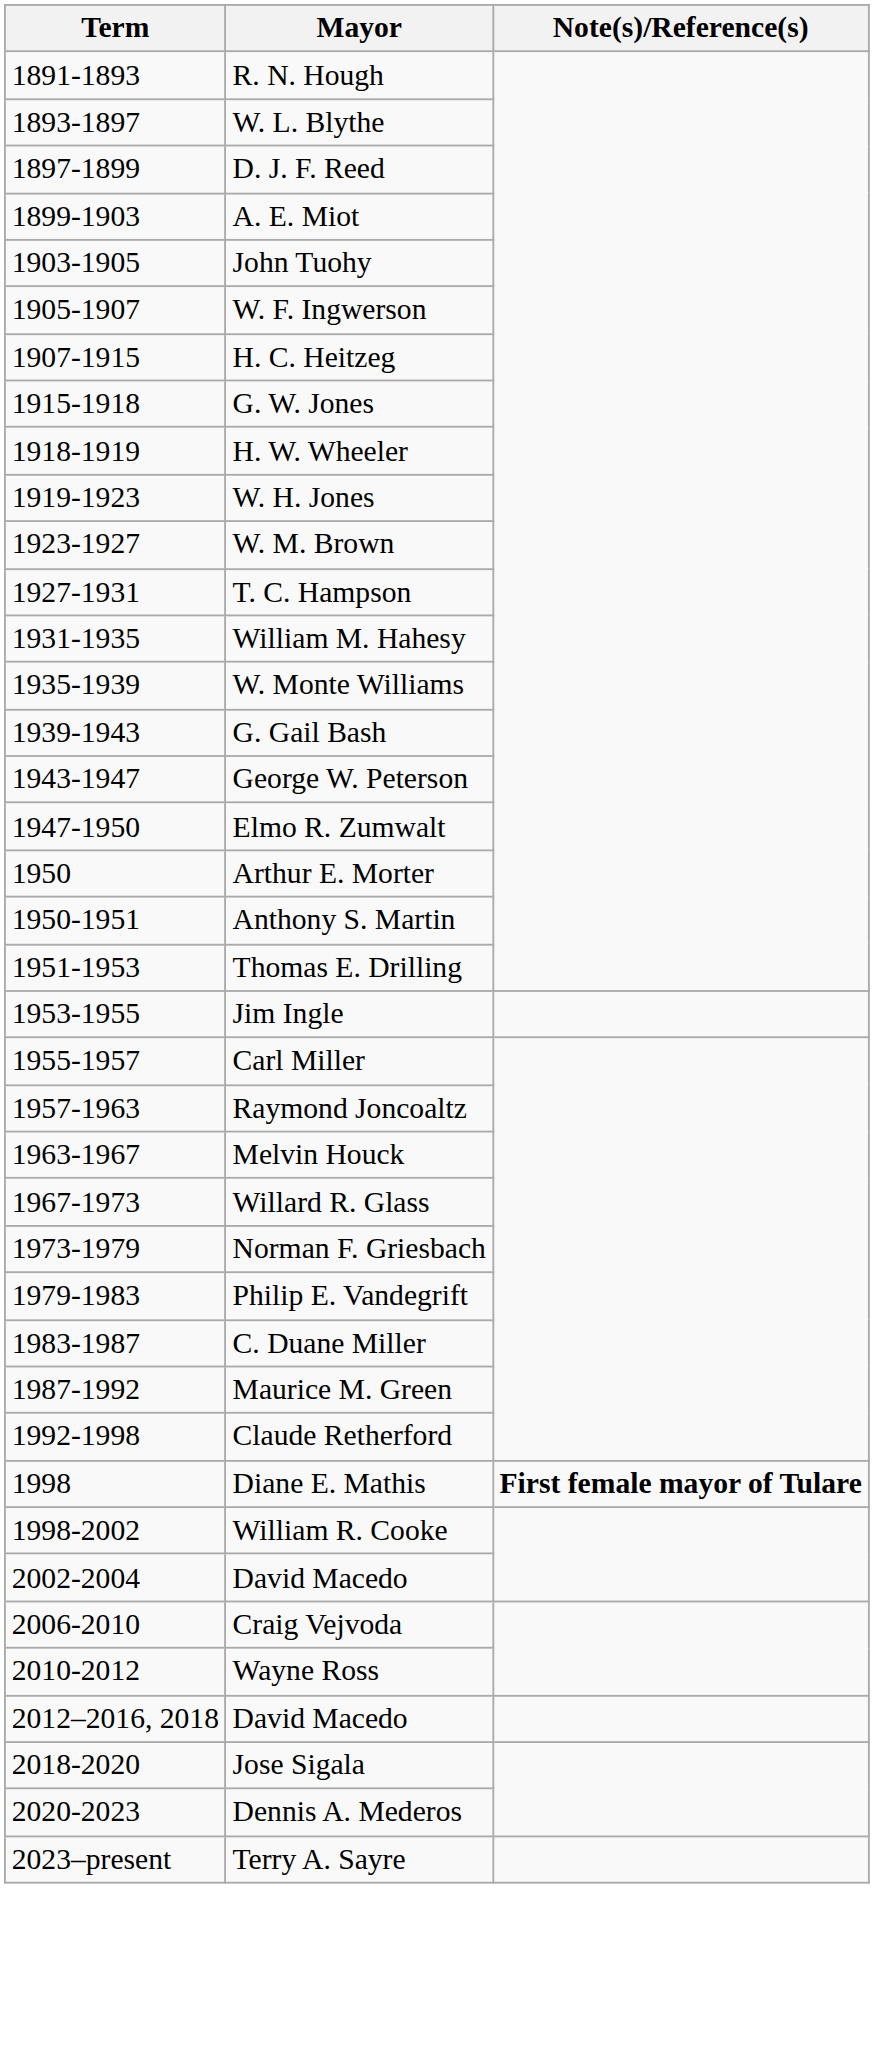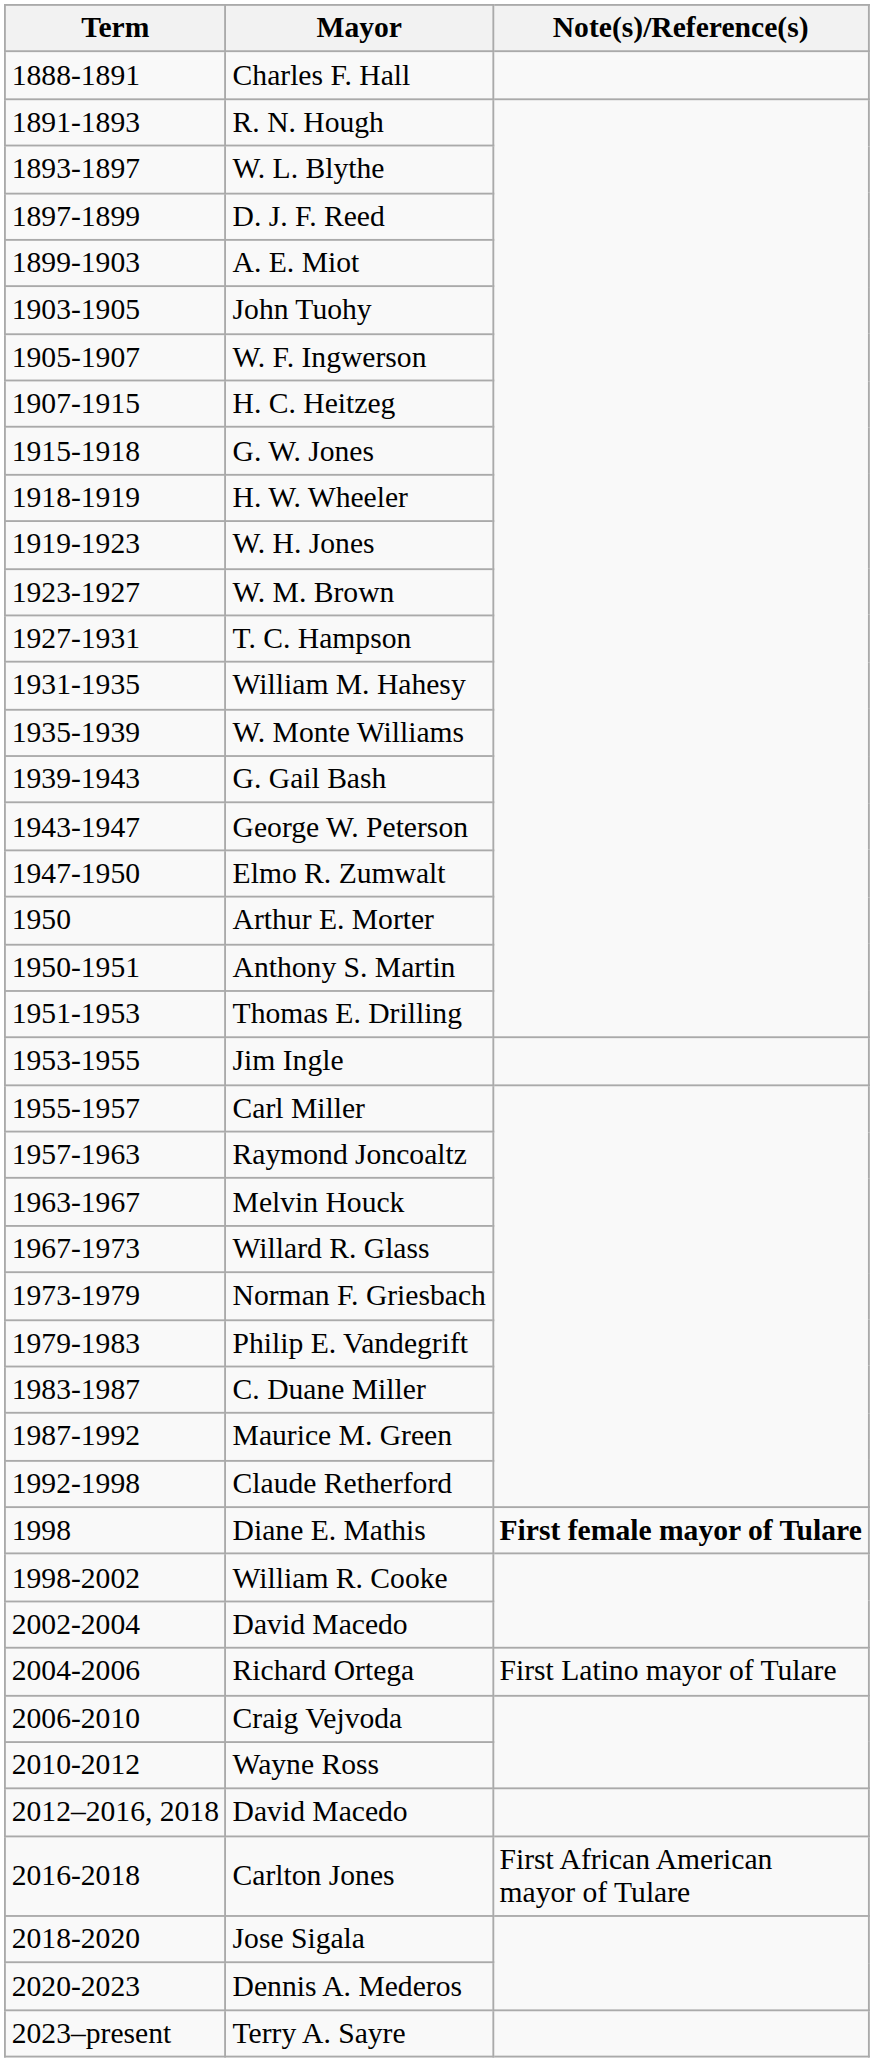+ row: (76, 74)
+ row: (76, 1671)
+ row: (76, 1875)
